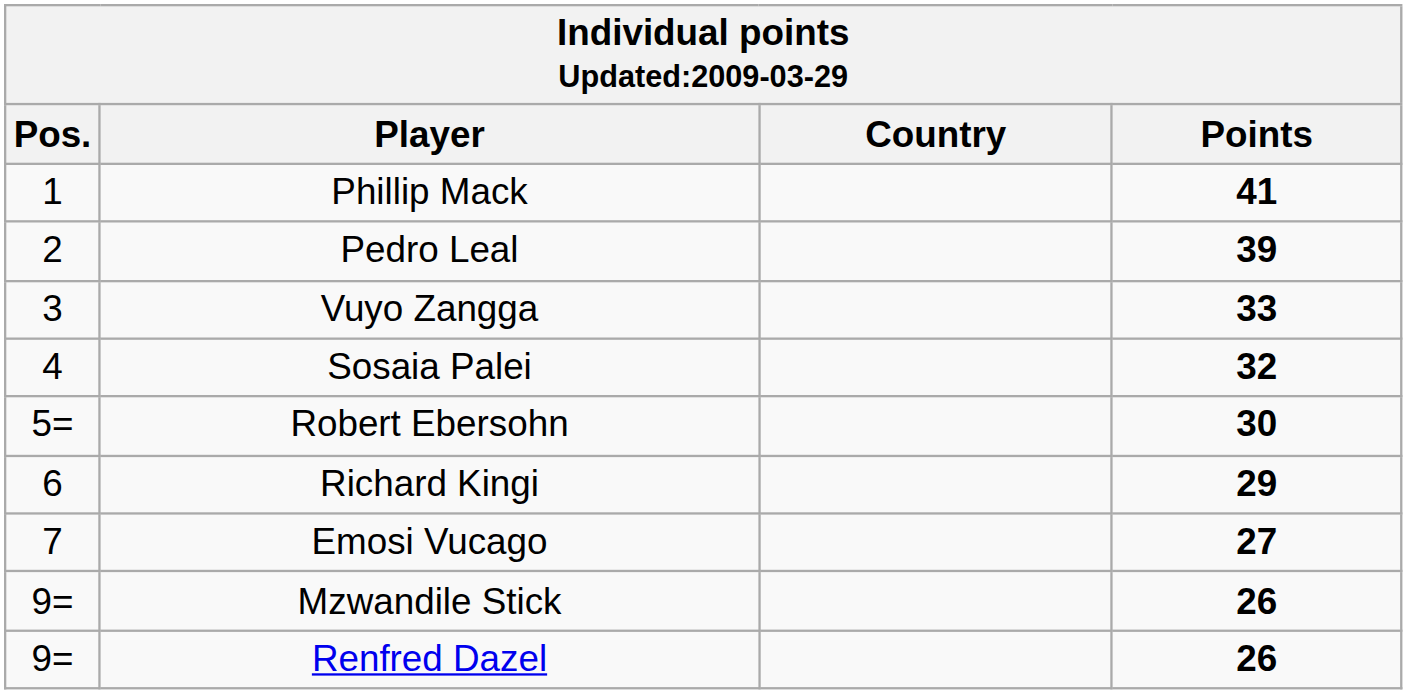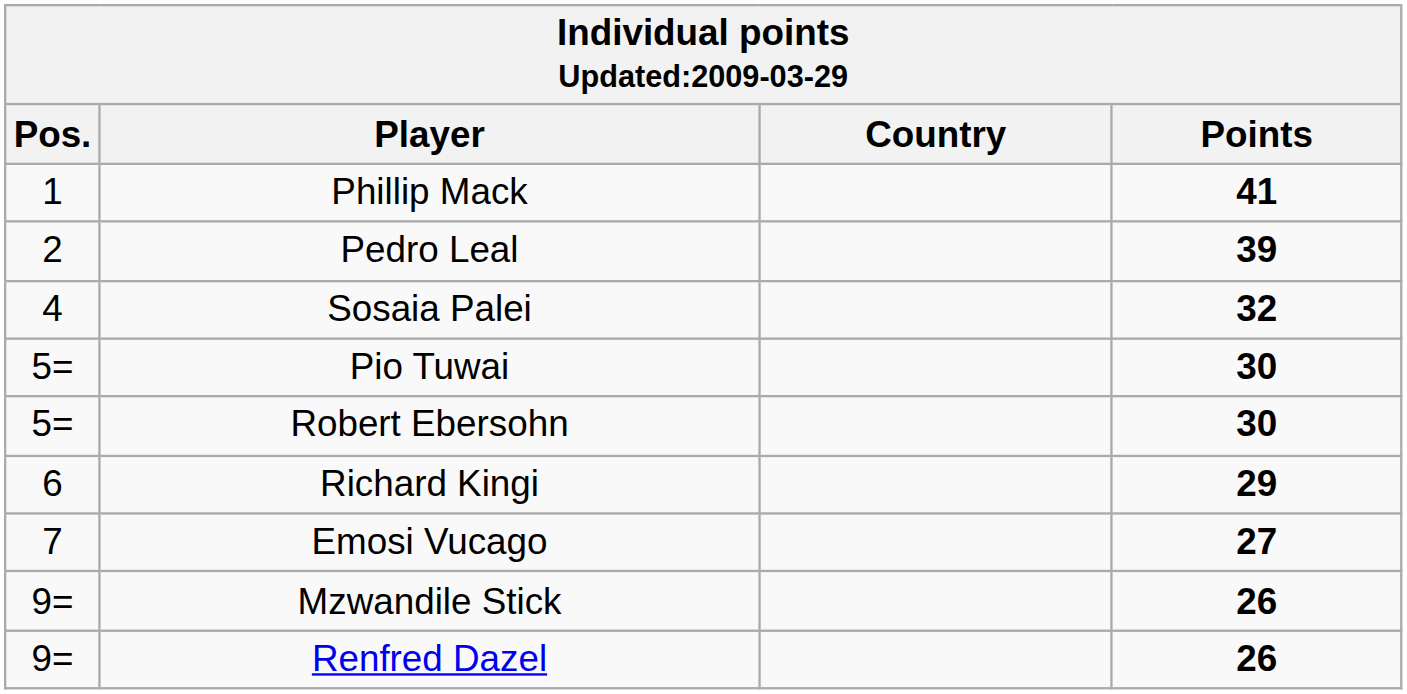- row: (429, 308)
+ row: (430, 366)
